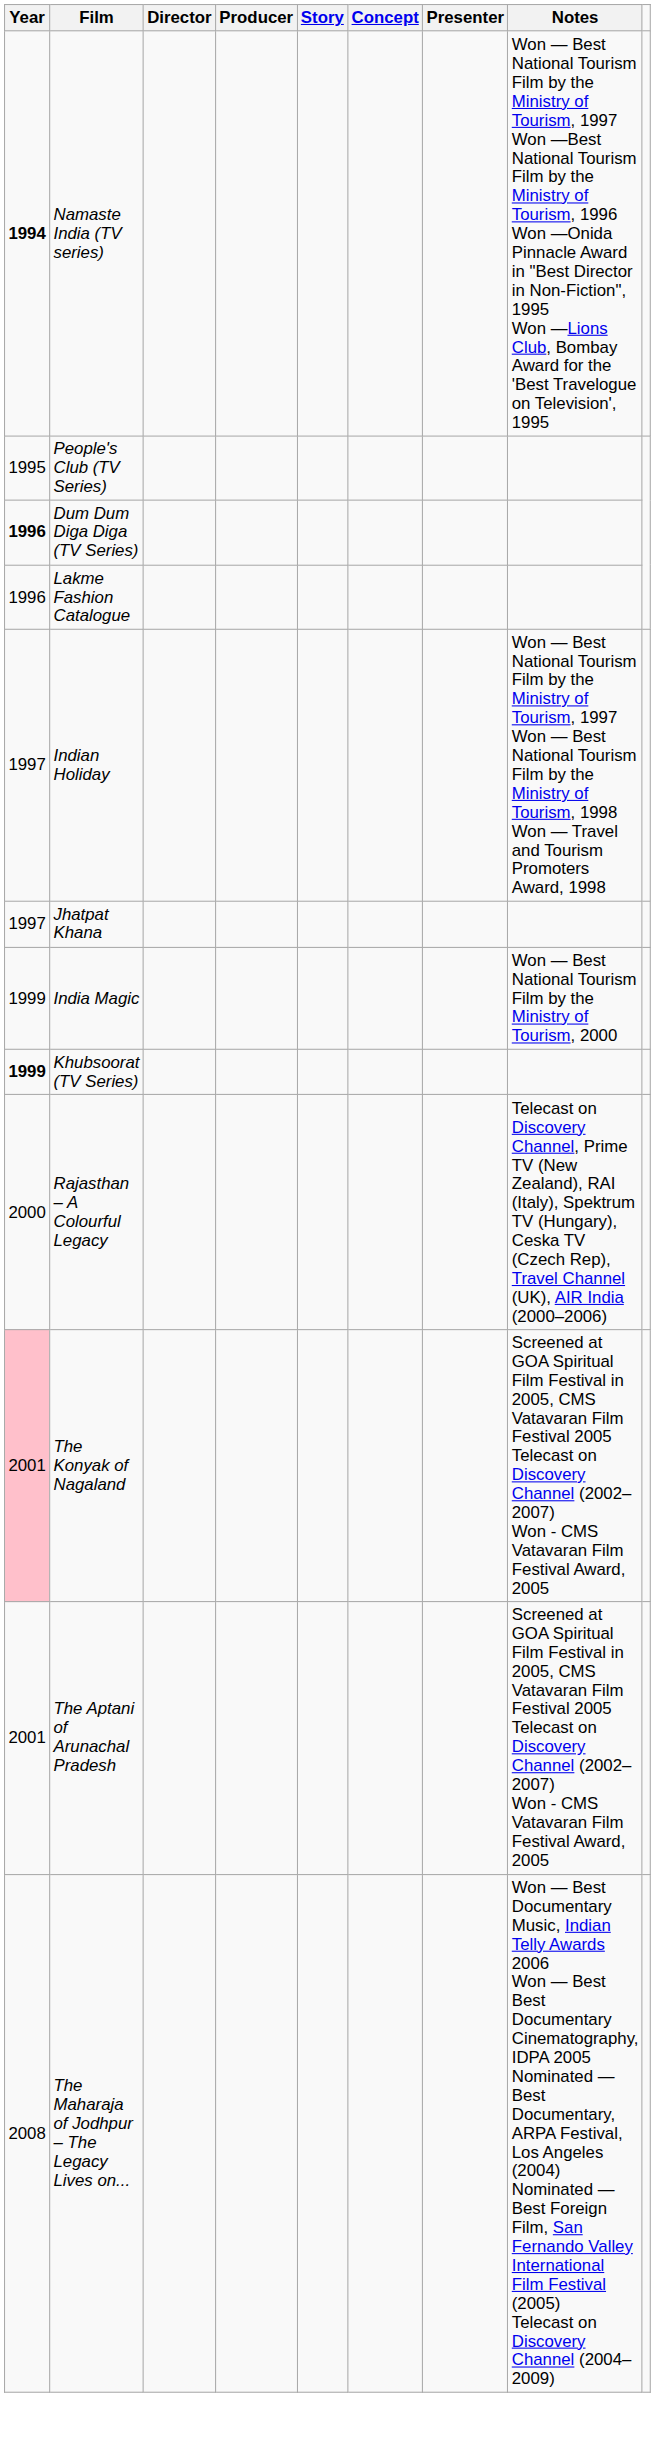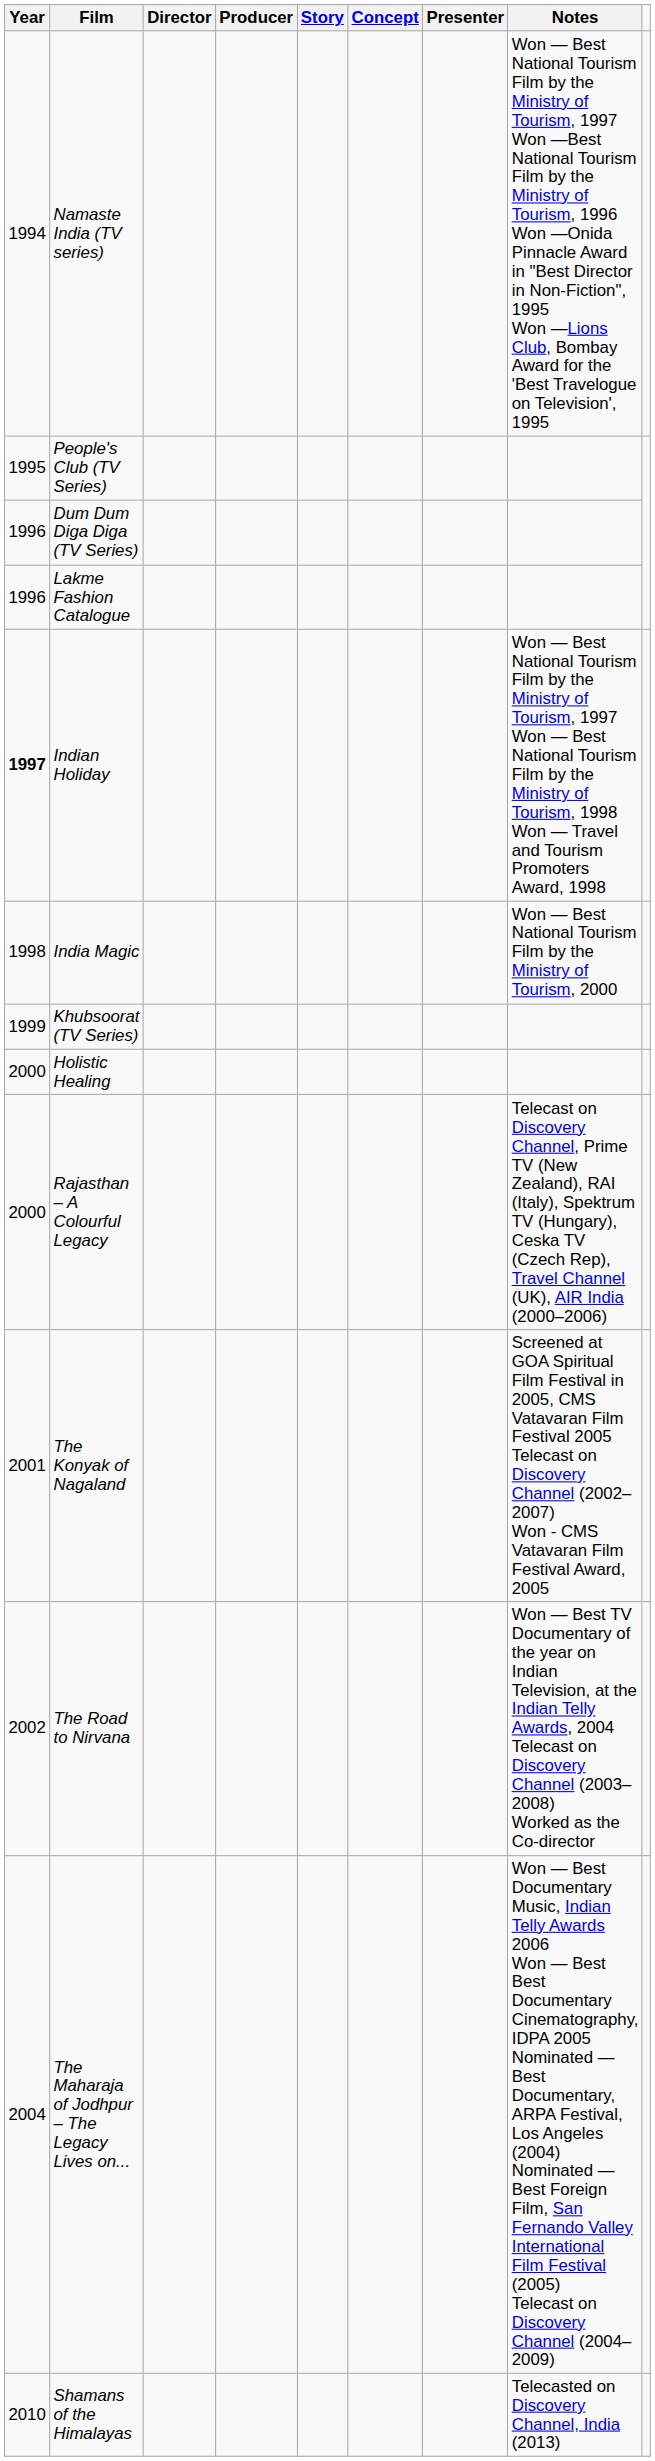(27, 233) bold -> (27, 233) normal
(27, 532) bold -> (27, 532) normal
(27, 765) normal -> (27, 765) bold
- row: (81, 924)
(27, 998) 1999 -> (27, 952) 1998
(27, 1072) bold -> (27, 1026) normal
+ row: (82, 1072)
(27, 1465) pink background -> (27, 1465) no background
- row: (94, 1737)
+ row: (92, 1728)
(27, 2133) 2008 -> (27, 2114) 2004
+ row: (93, 2414)
